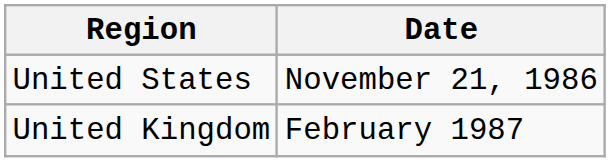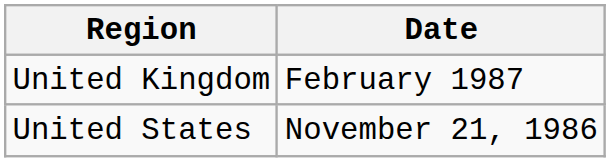rows swapped: (132, 80) <-> (141, 130)
